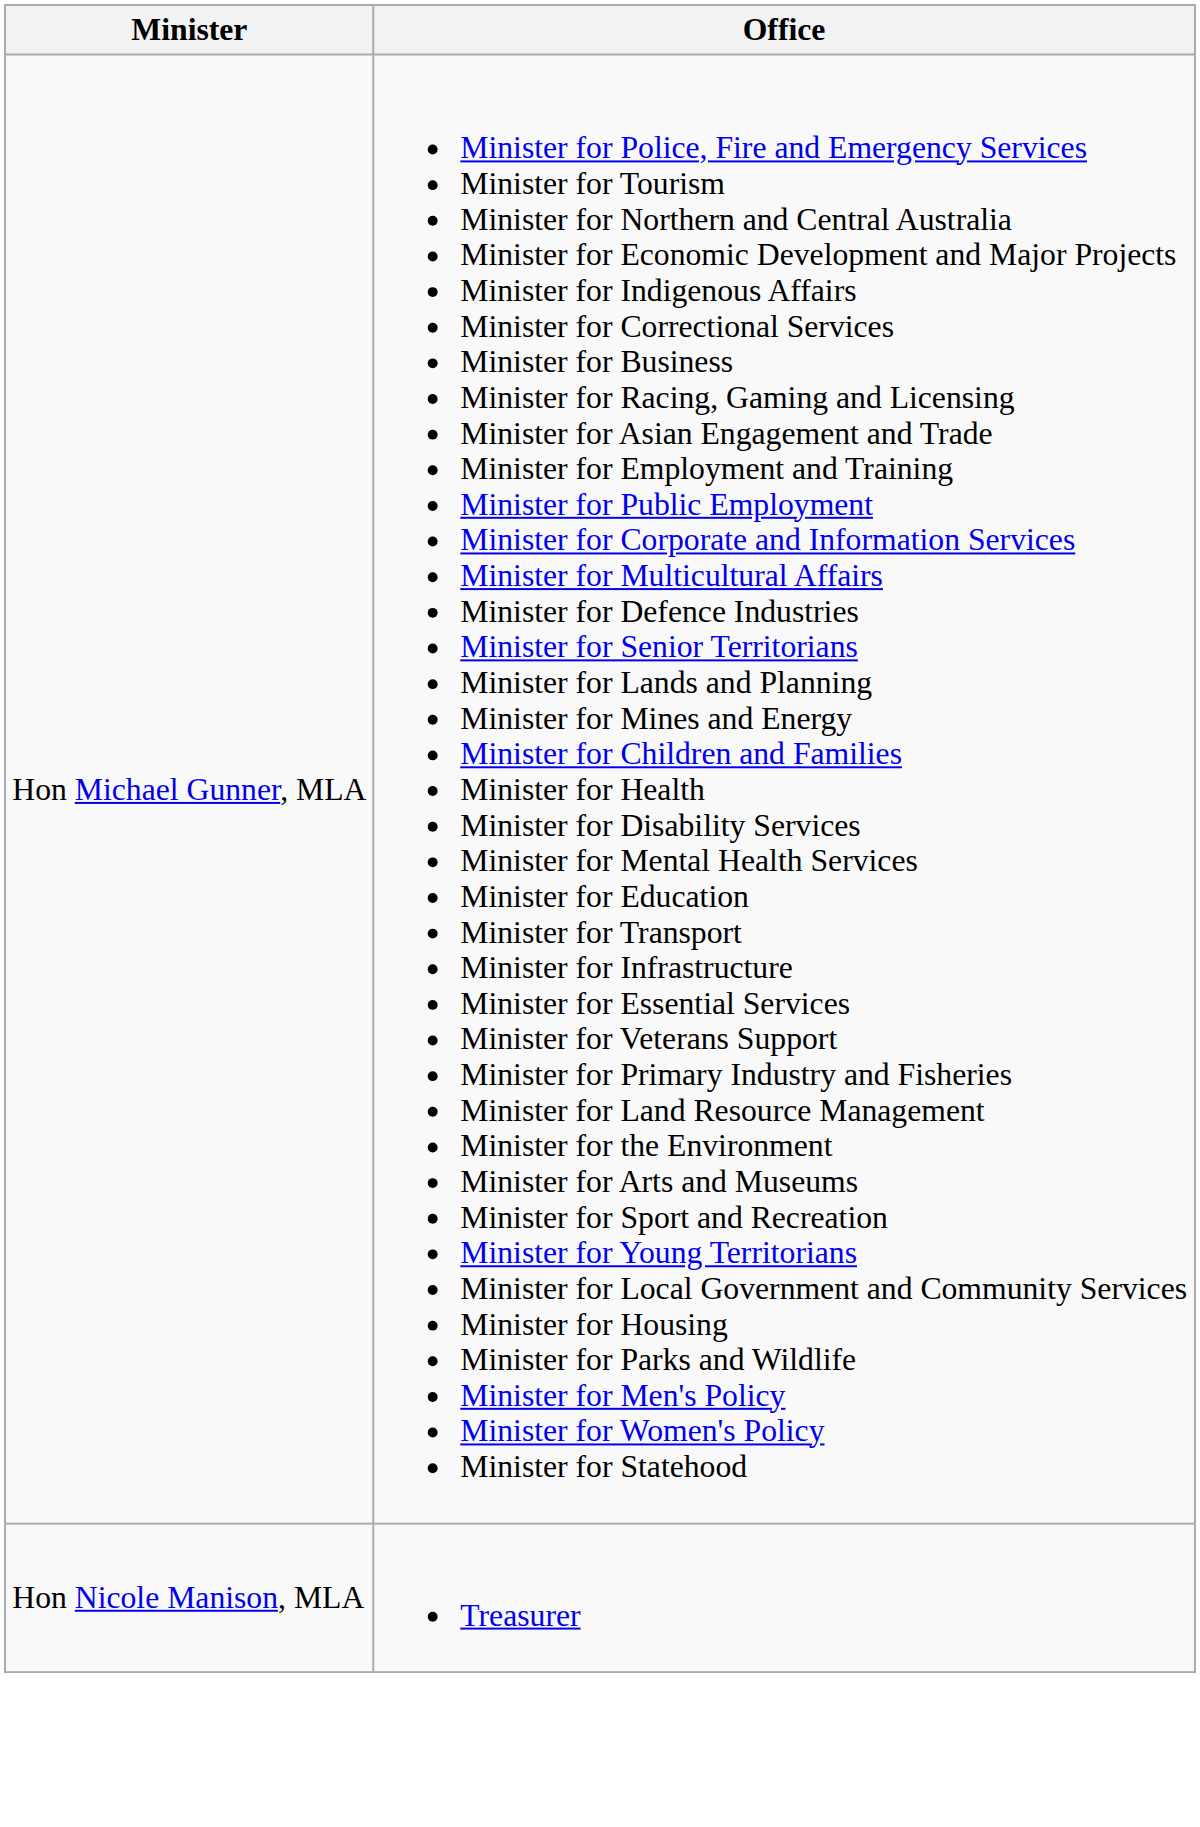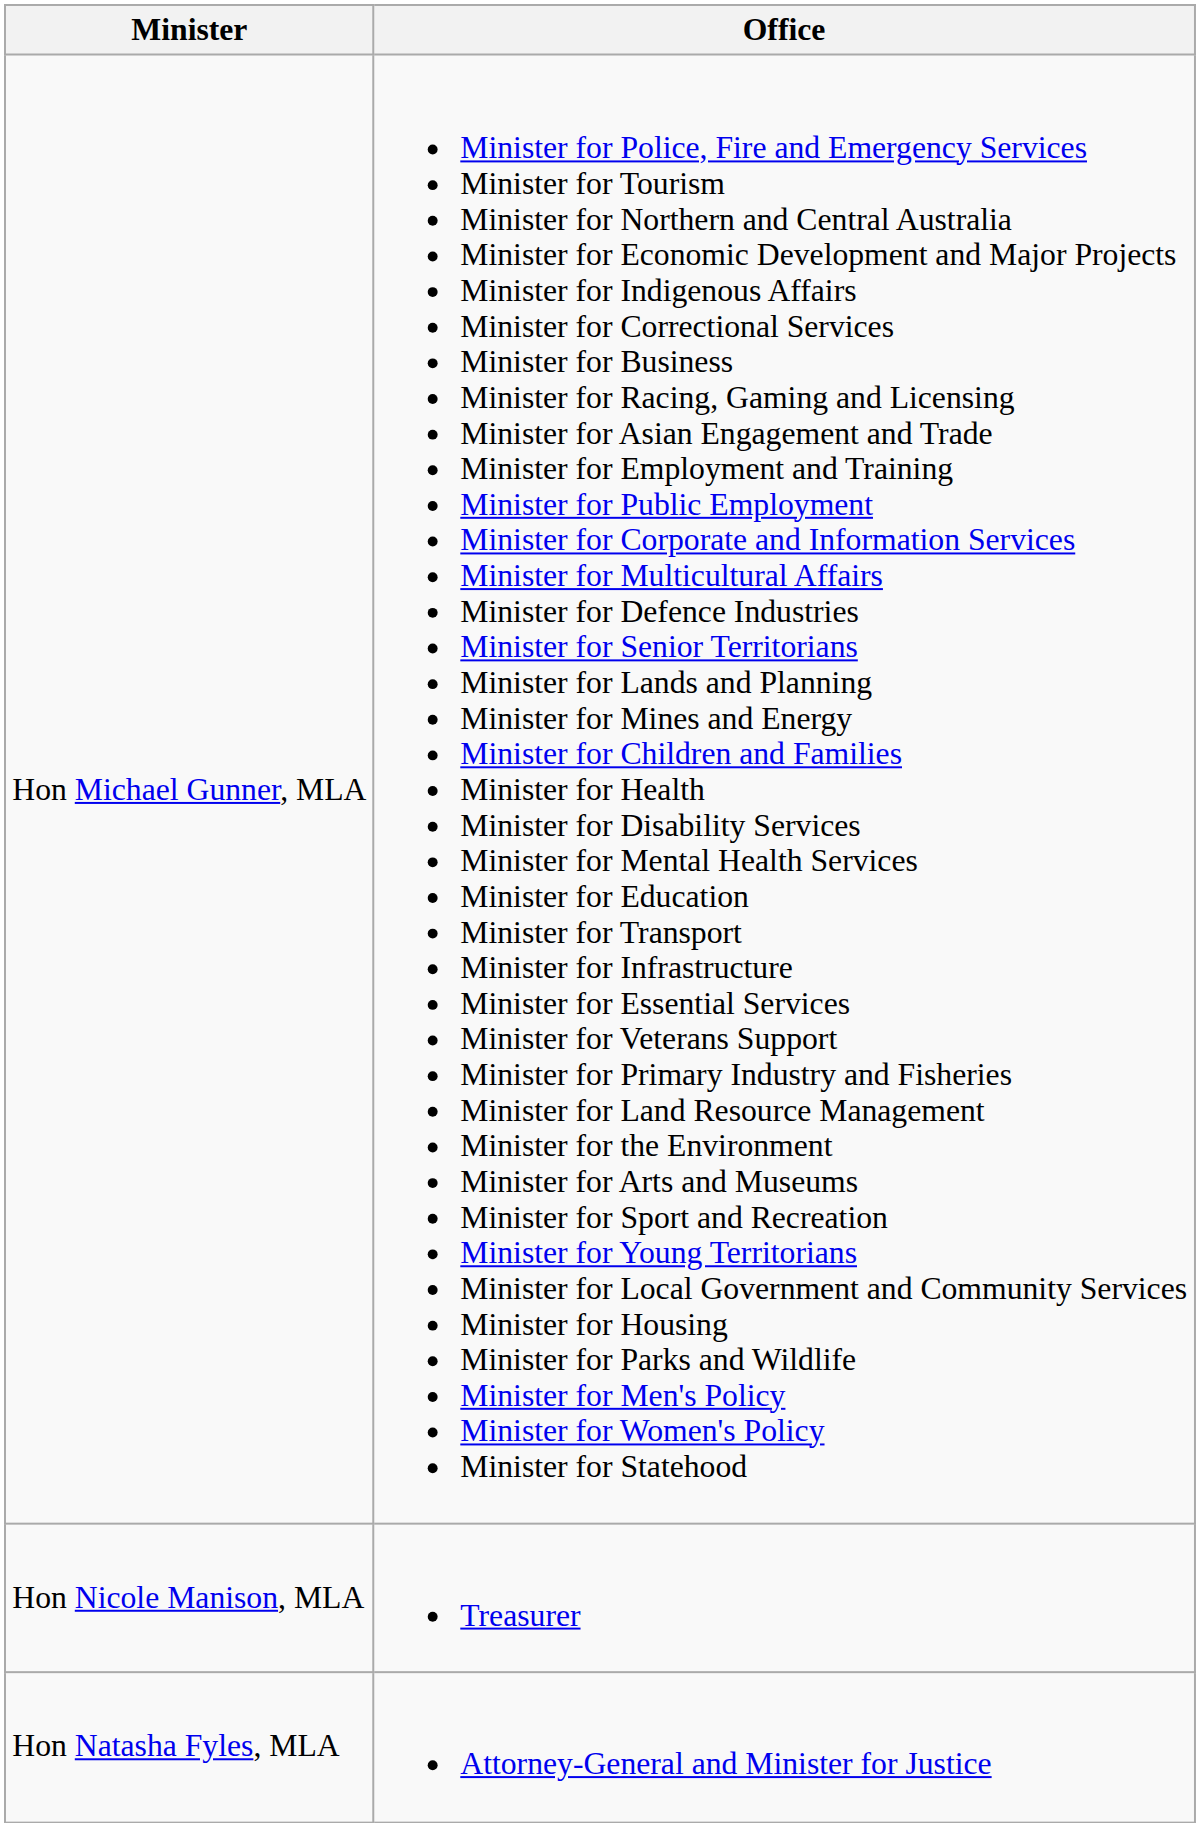+ row: (176, 1746)
